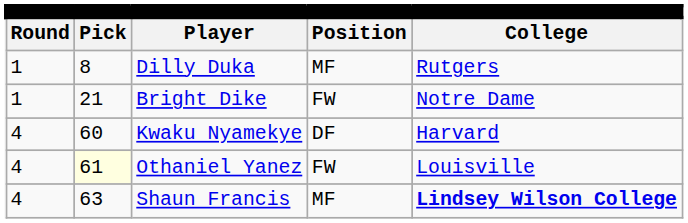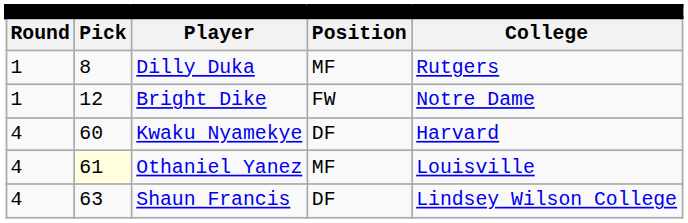(91, 101) 21 -> (91, 101) 12
(324, 167) FW -> (324, 167) MF
(324, 200) MF -> (324, 200) DF
(547, 200) bold -> (547, 200) normal
